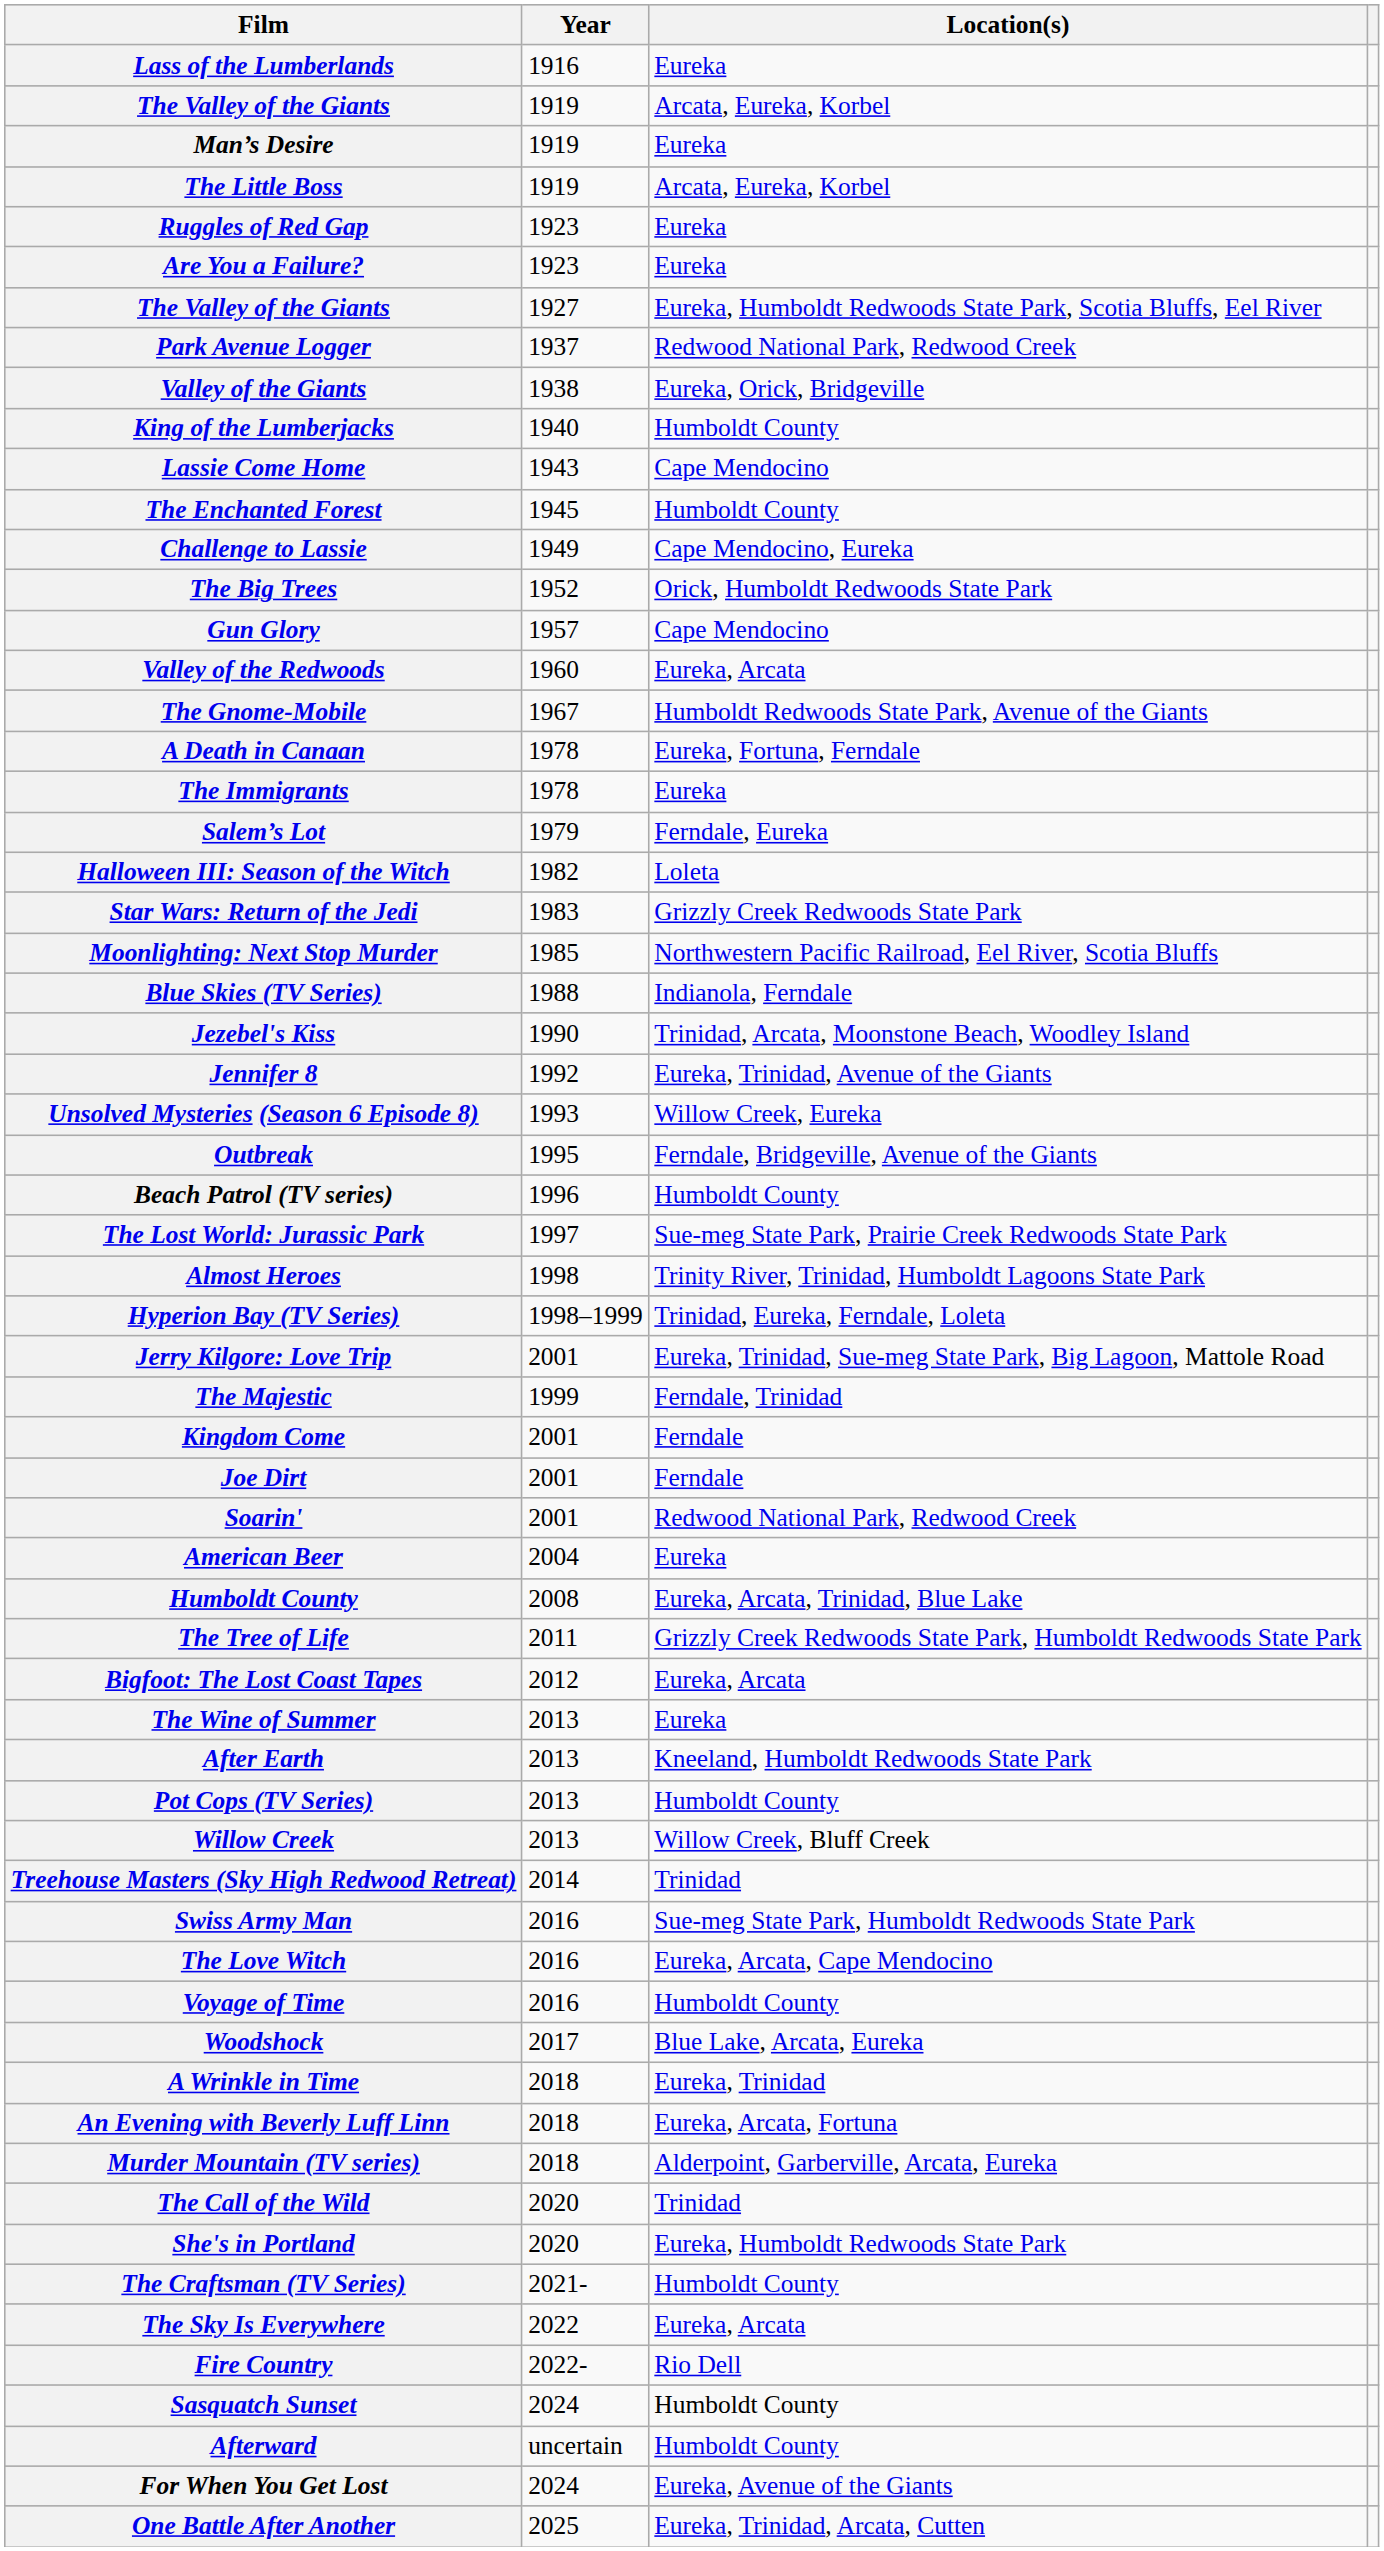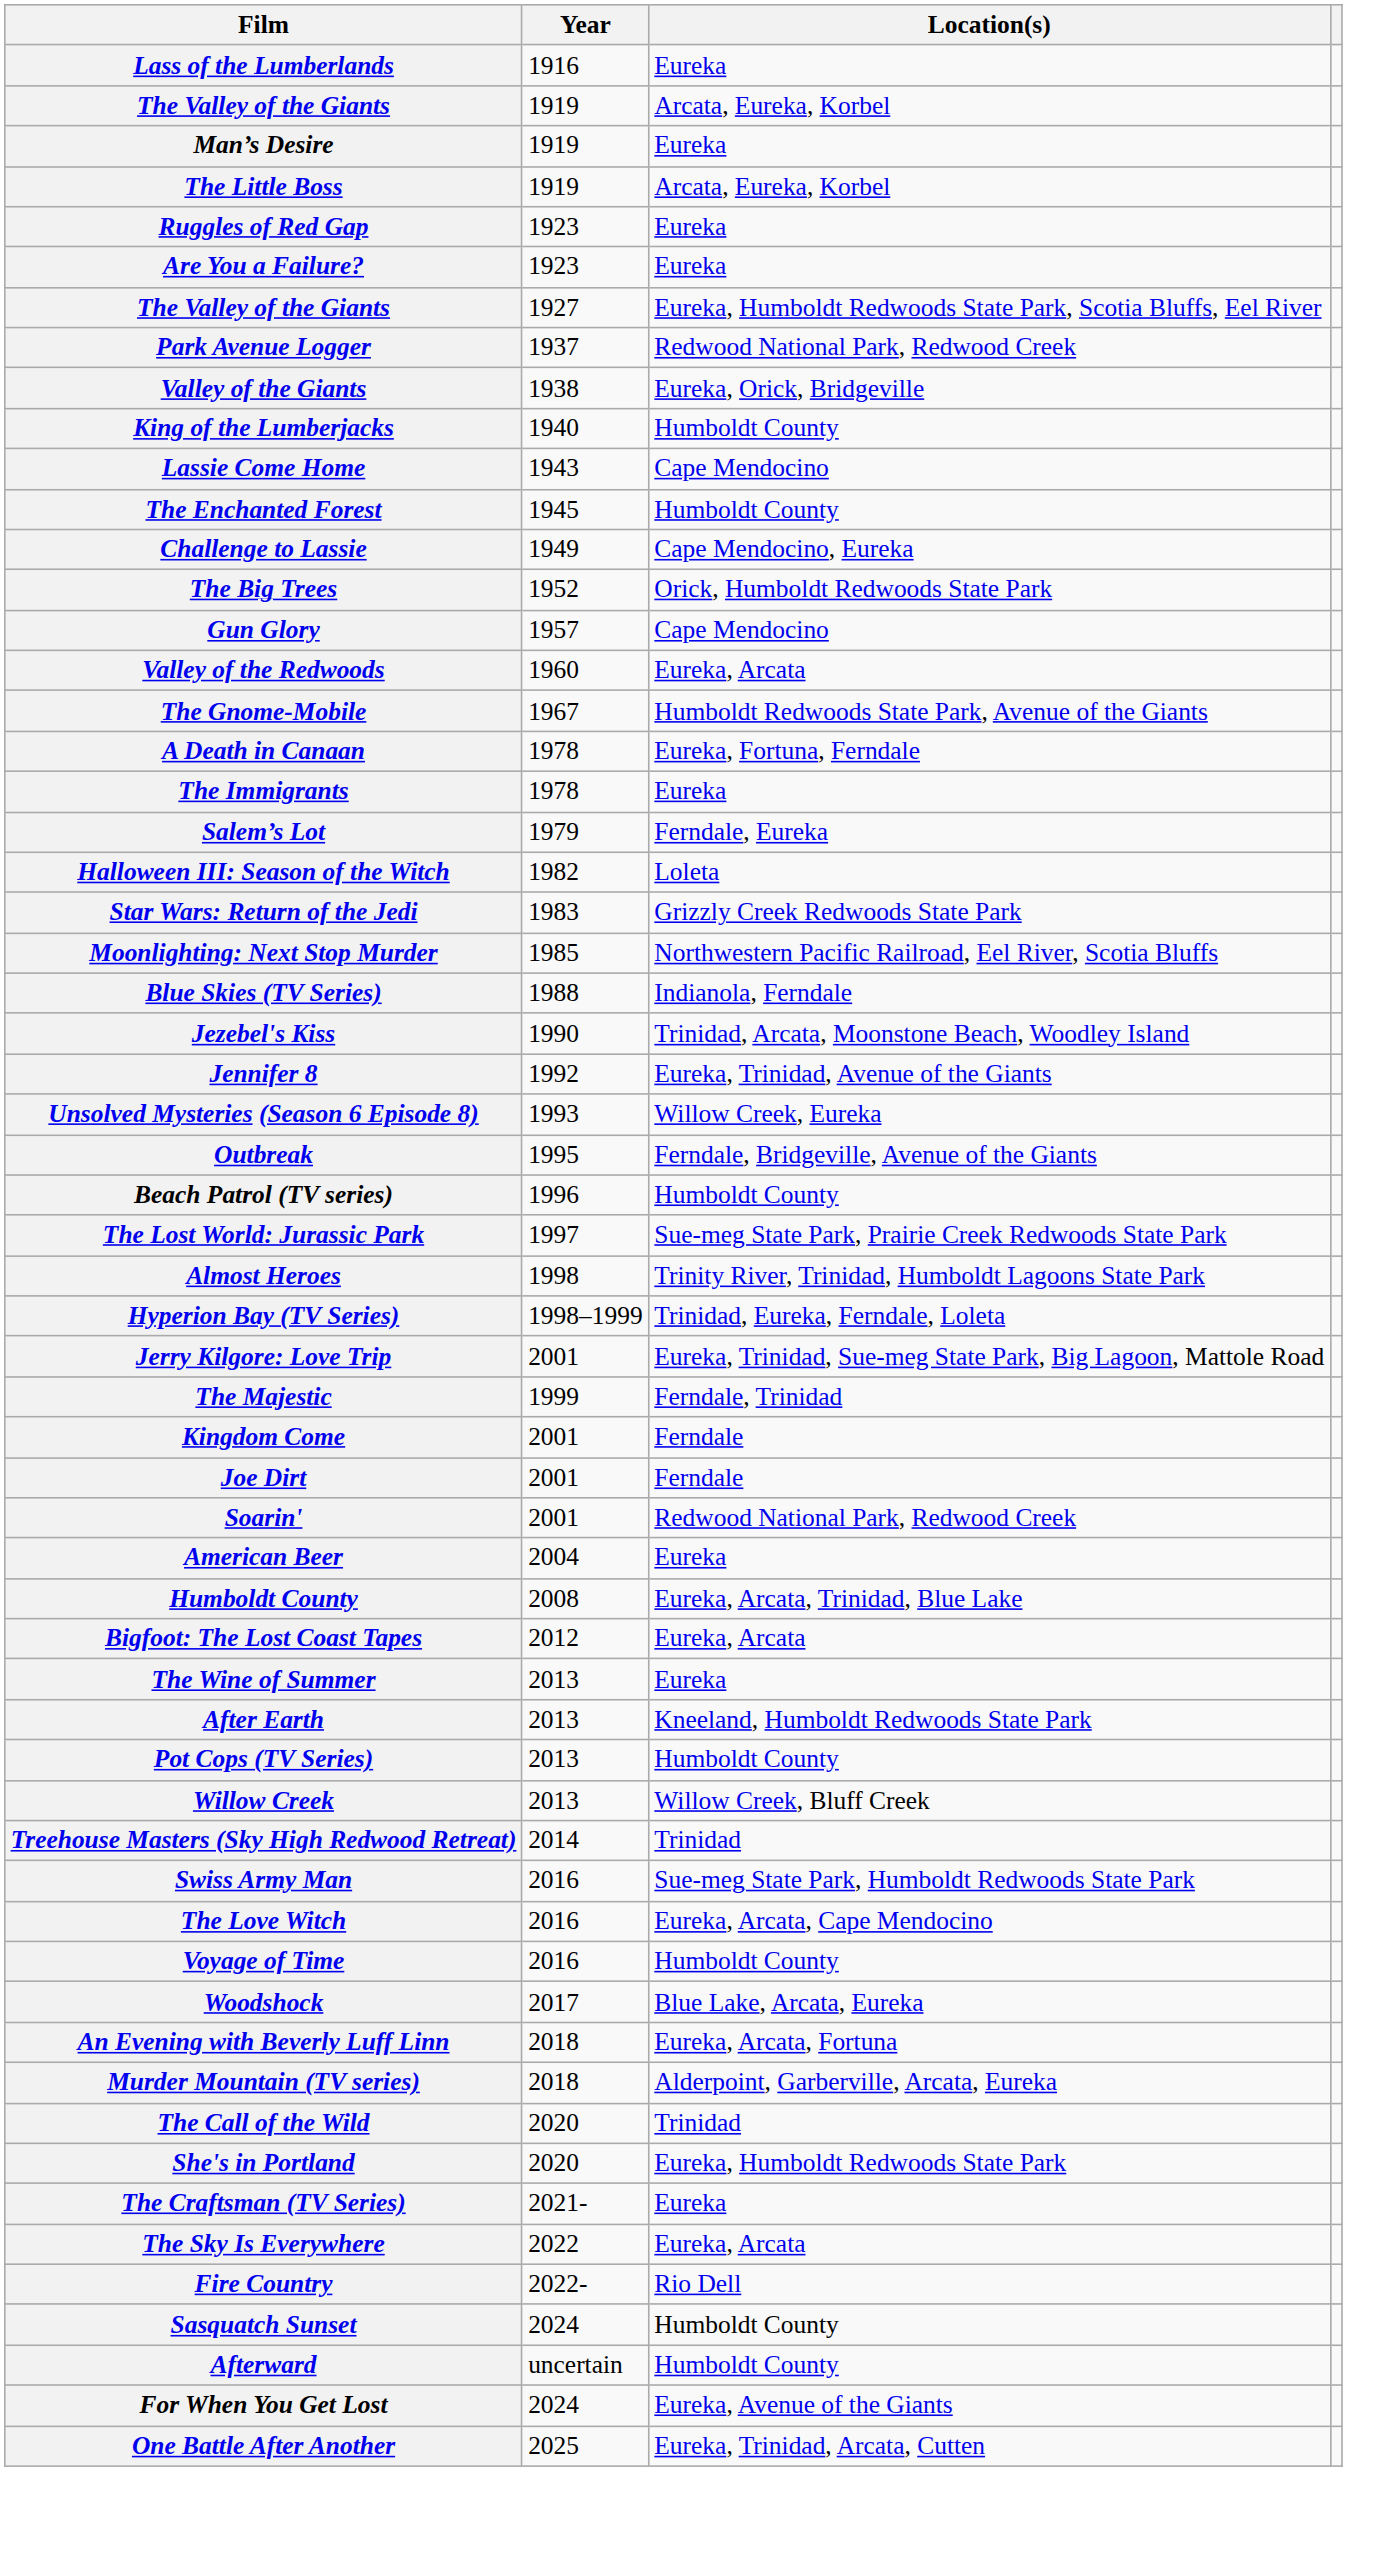- row: (264, 1638)
- row: (264, 2082)
(747, 2284) Humboldt County -> (690, 2203) Eureka
